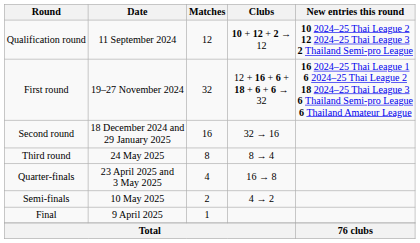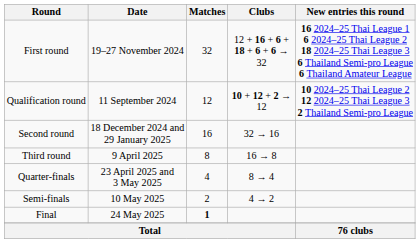rows swapped: (46, 39) <-> (46, 89)
(137, 155) 24 May 2025 -> (137, 155) 9 April 2025
(261, 155) 8 → 4 -> (261, 155) 16 → 8
(261, 177) 16 → 8 -> (261, 177) 8 → 4
(137, 215) 9 April 2025 -> (137, 215) 24 May 2025
(207, 215) normal -> (207, 215) bold
